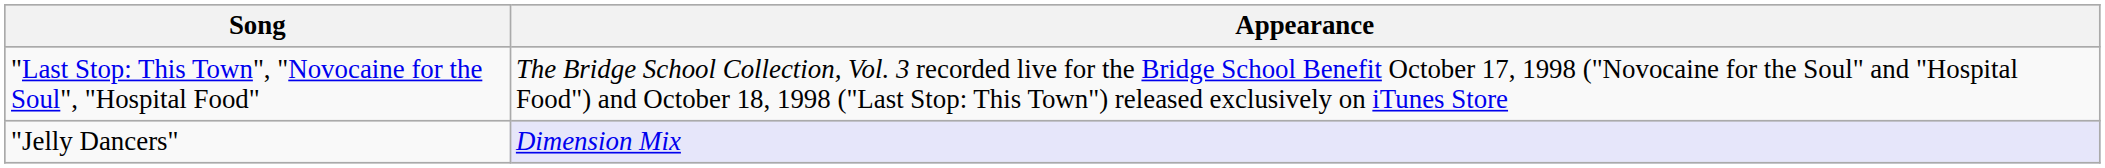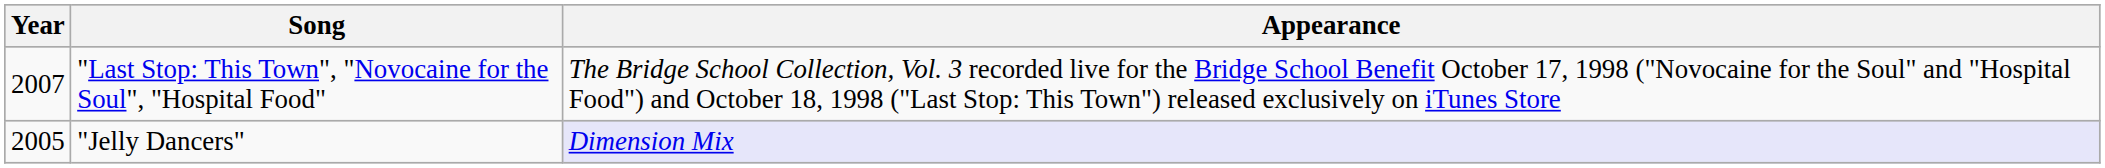+ column: (38, 25)
